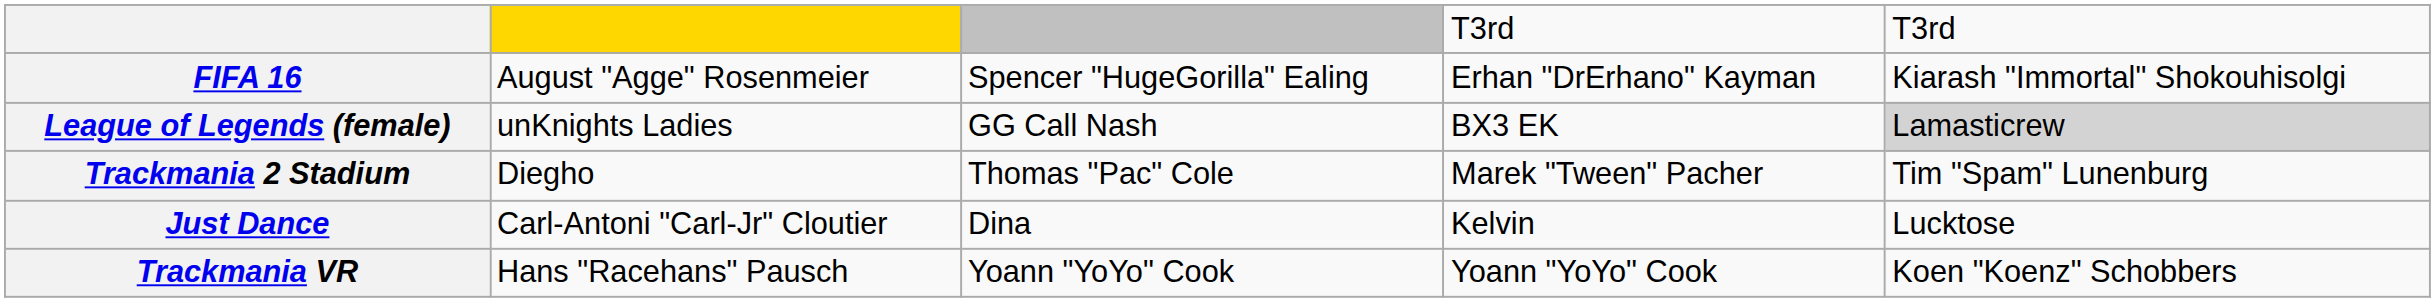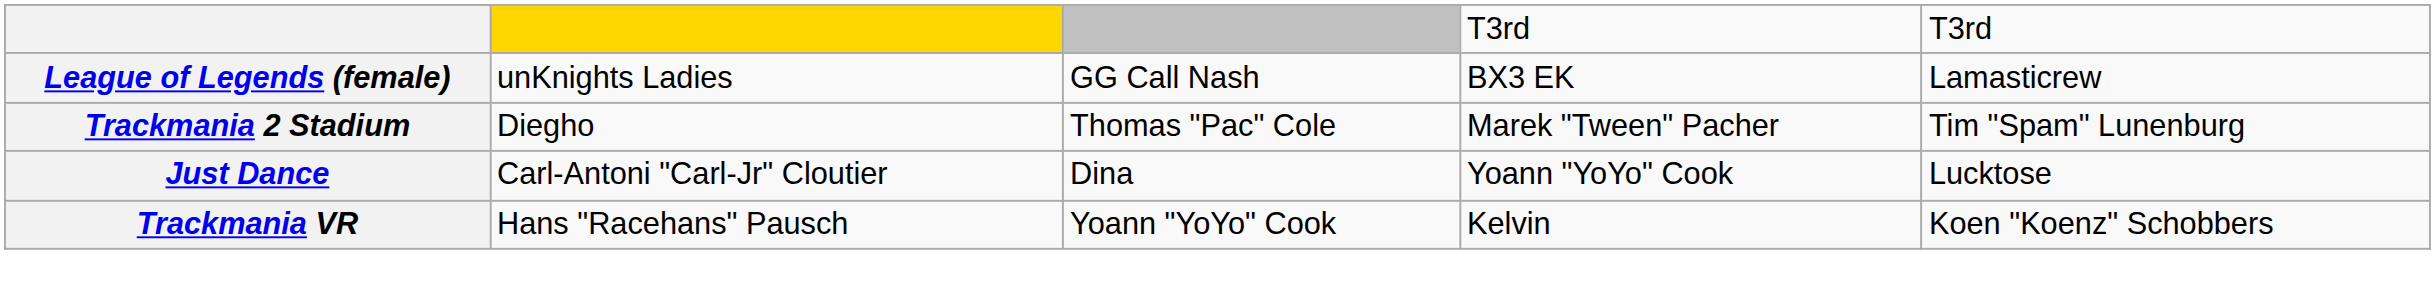- row: (247, 77)
(1979, 126) lightgrey background -> (2015, 77) no background
(1493, 223) Kelvin -> (1600, 175) Yoann "YoYo" Cook
(1584, 272) Yoann "YoYo" Cook -> (1509, 223) Kelvin
